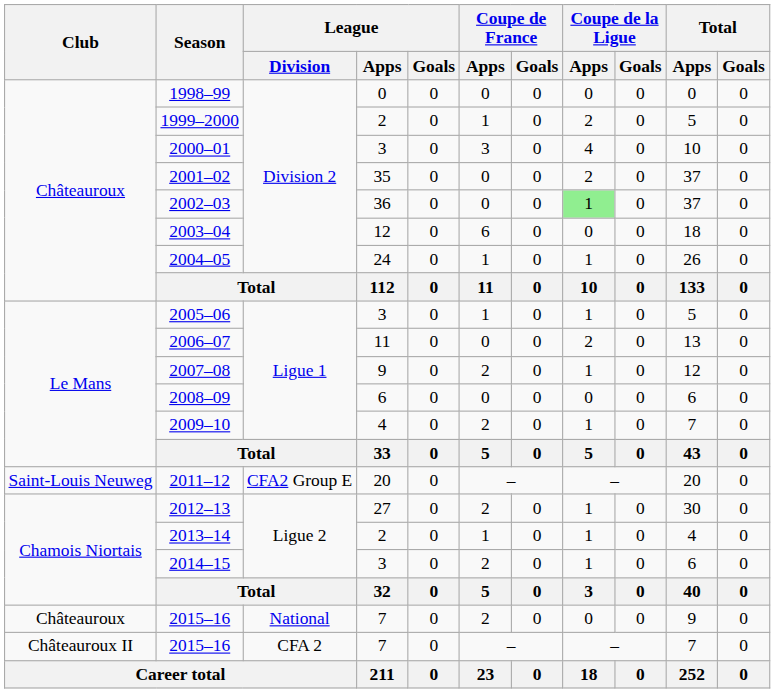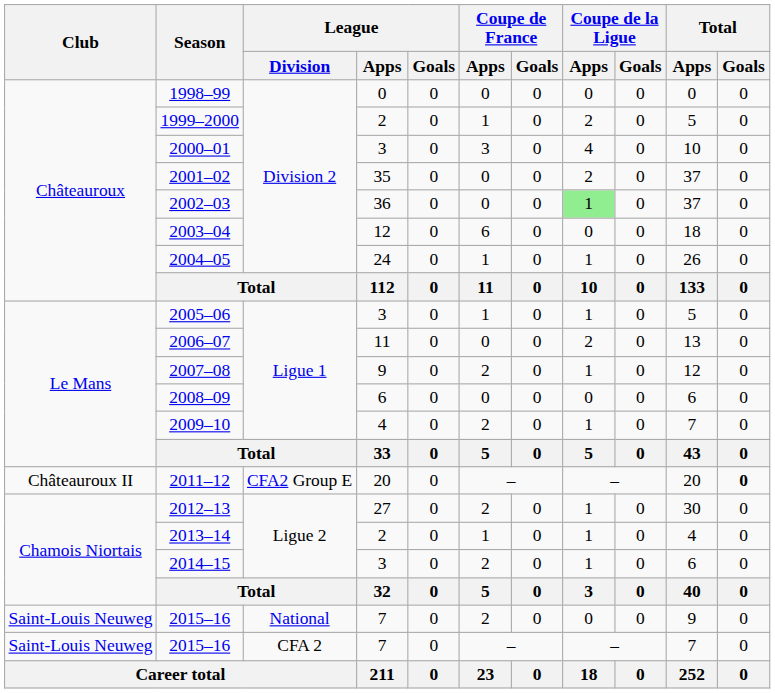(80, 480) Saint-Louis Neuweg -> (80, 480) Châteauroux II
(744, 480) normal -> (744, 480) bold
(80, 618) Châteauroux -> (80, 618) Saint-Louis Neuweg
(80, 646) Châteauroux II -> (80, 646) Saint-Louis Neuweg
